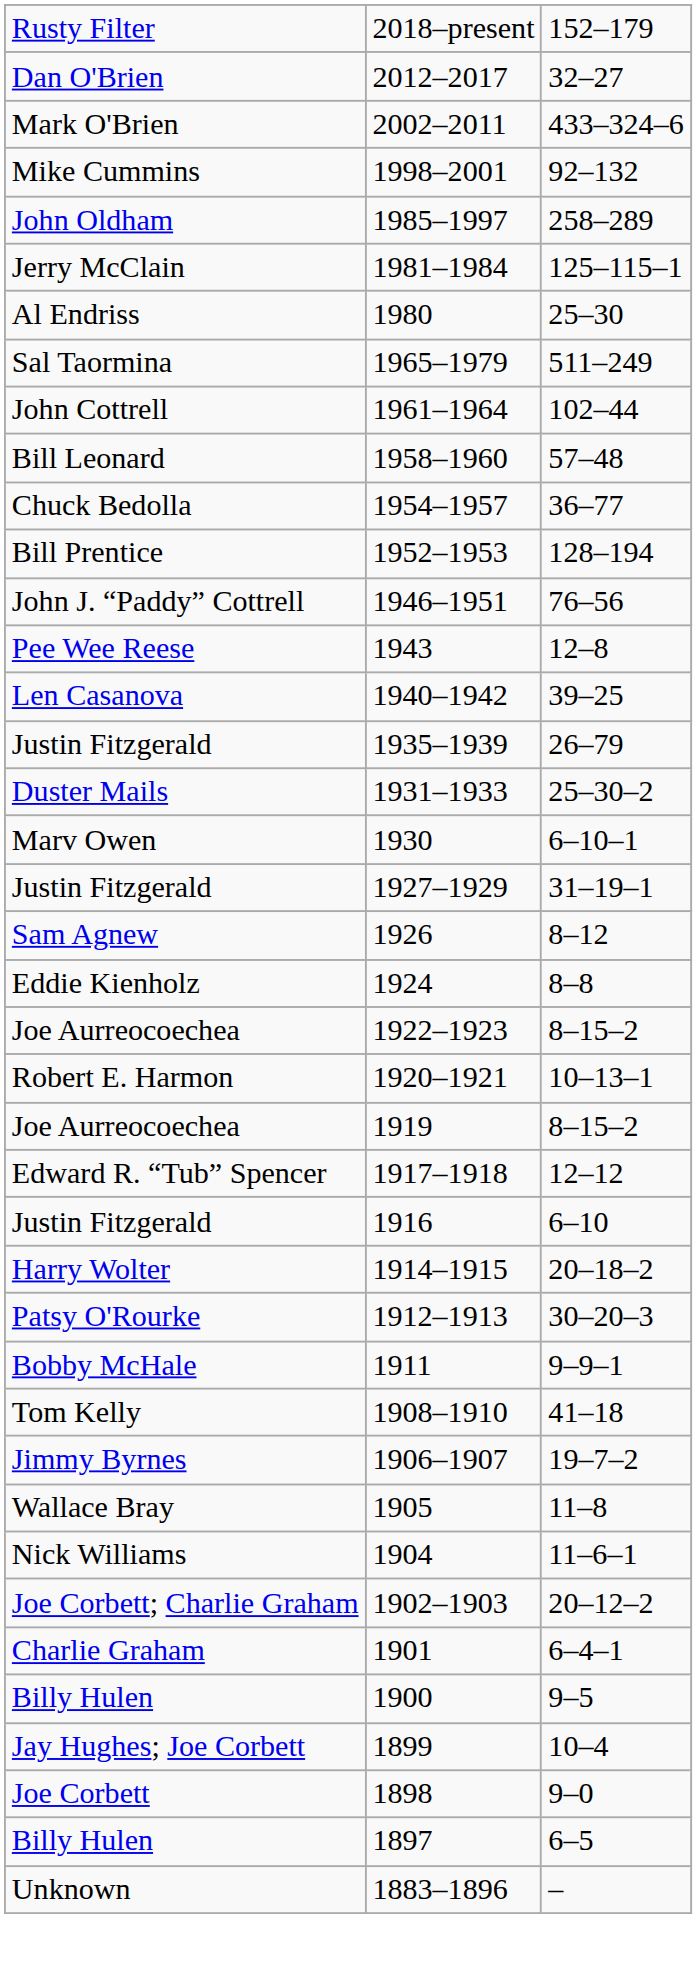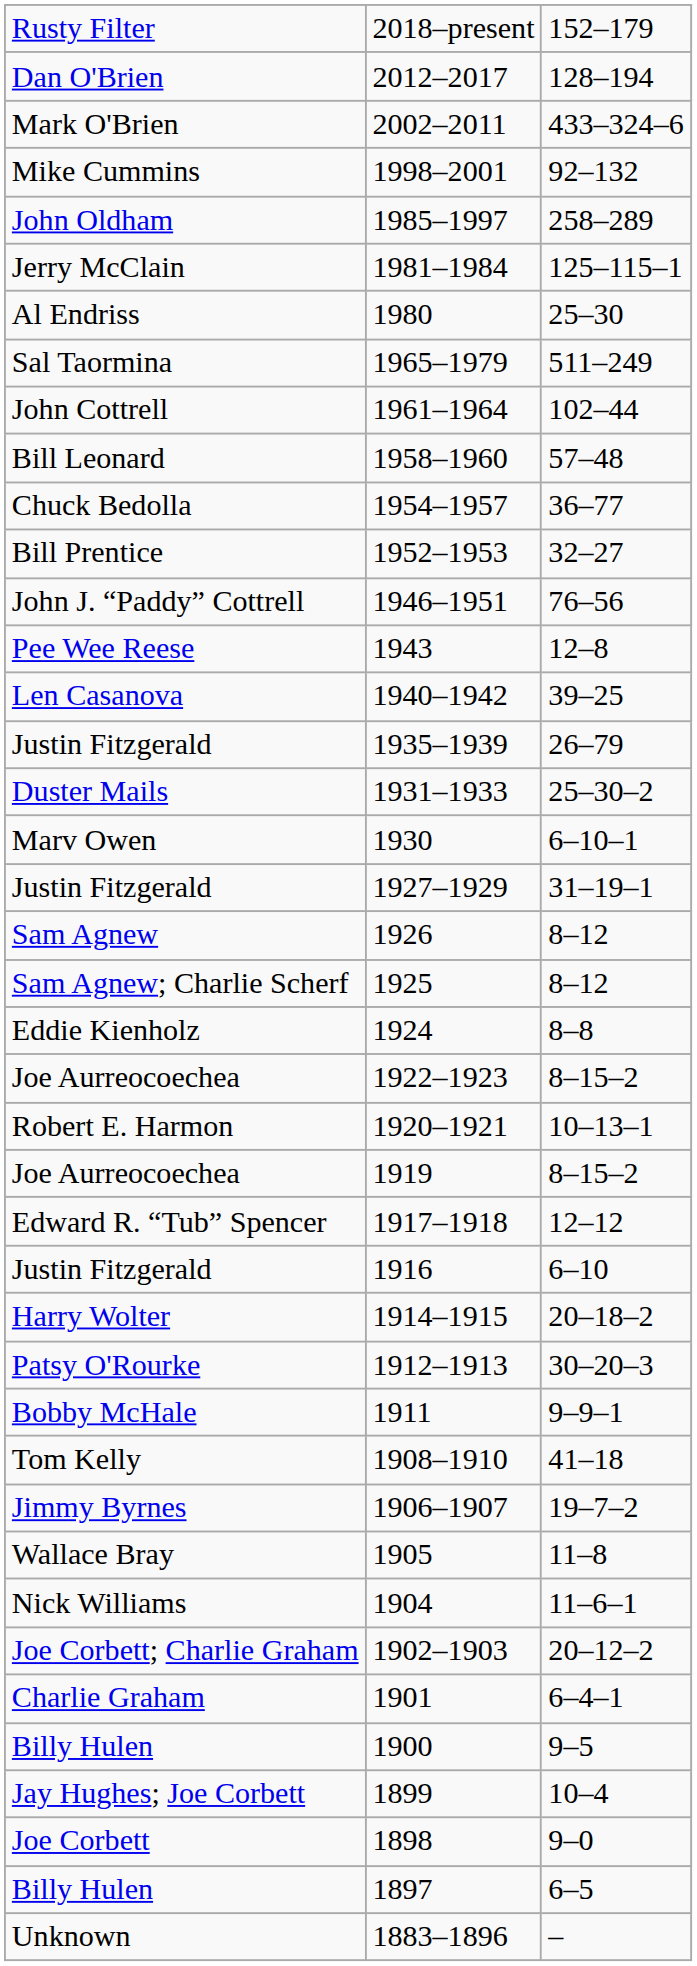(586, 76) 32–27 -> (601, 76) 128–194
(601, 553) 128–194 -> (586, 553) 32–27
+ row: (180, 982)
